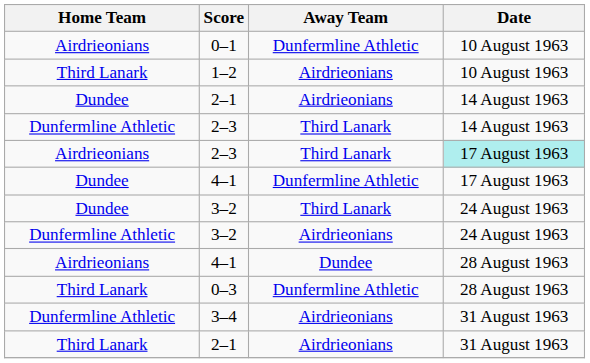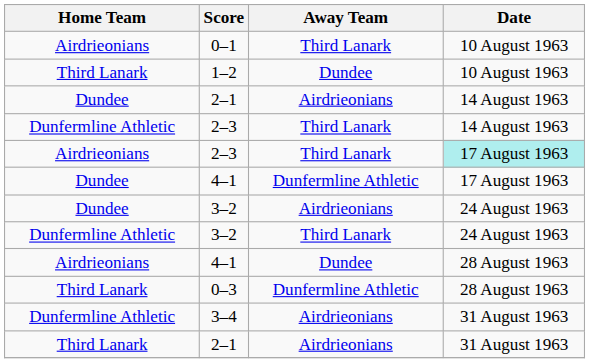(346, 45) Dunfermline Athletic -> (346, 45) Third Lanark
(346, 72) Airdrieonians -> (346, 72) Dundee
(346, 208) Third Lanark -> (346, 208) Airdrieonians
(346, 235) Airdrieonians -> (346, 235) Third Lanark
